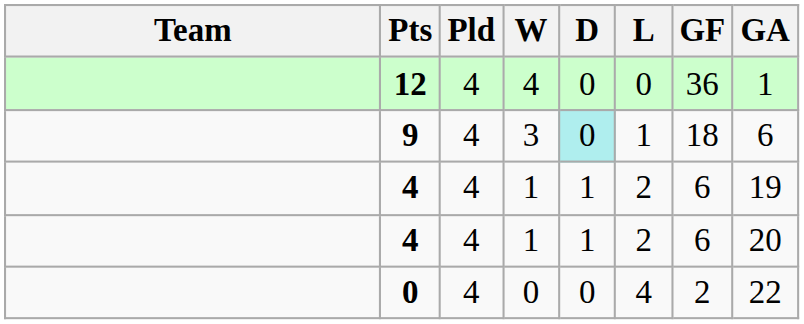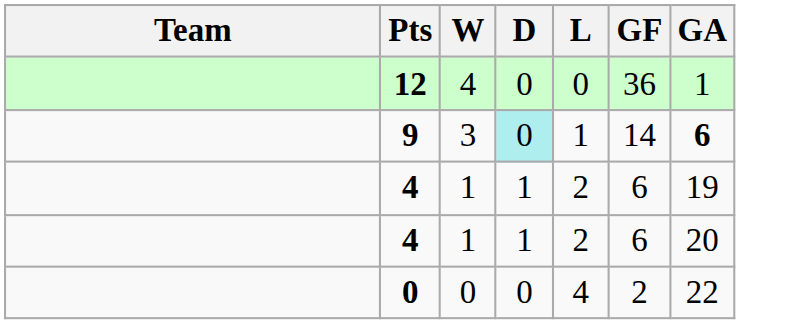- column: (471, 30)
(702, 135) 18 -> (640, 135) 14
(765, 135) normal -> (702, 135) bold
